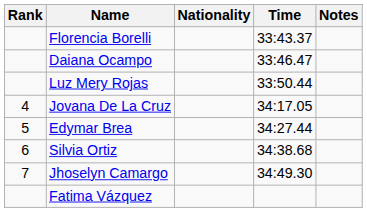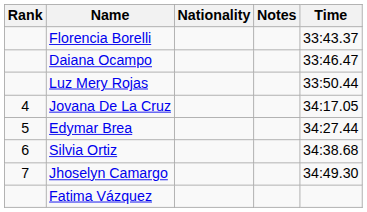columns swapped: (285, 15) <-> (339, 15)
